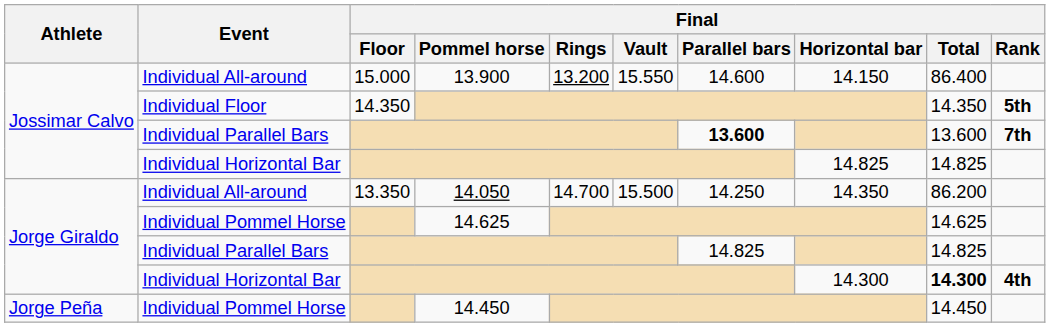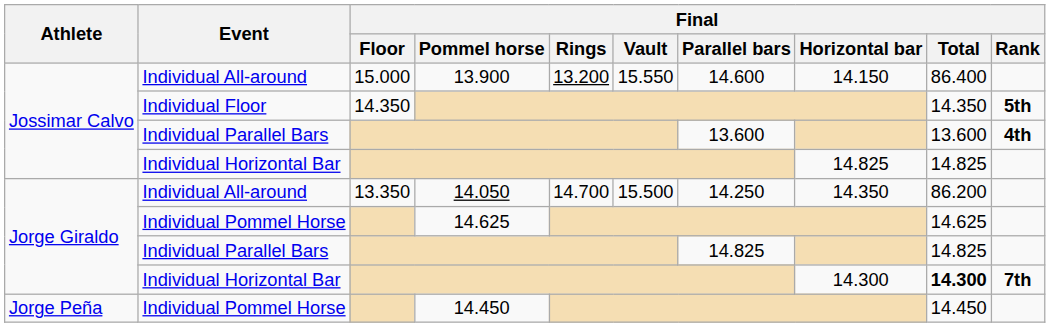(736, 135) bold -> (736, 135) normal
(1018, 135) 7th -> (1018, 135) 4th
(1018, 280) 4th -> (1018, 280) 7th
